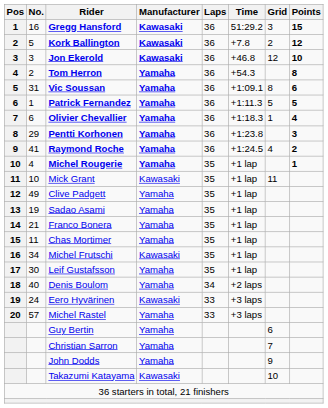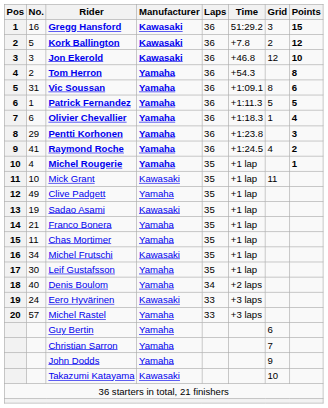(156, 209) Yamaha -> (159, 209) Kawasaki
